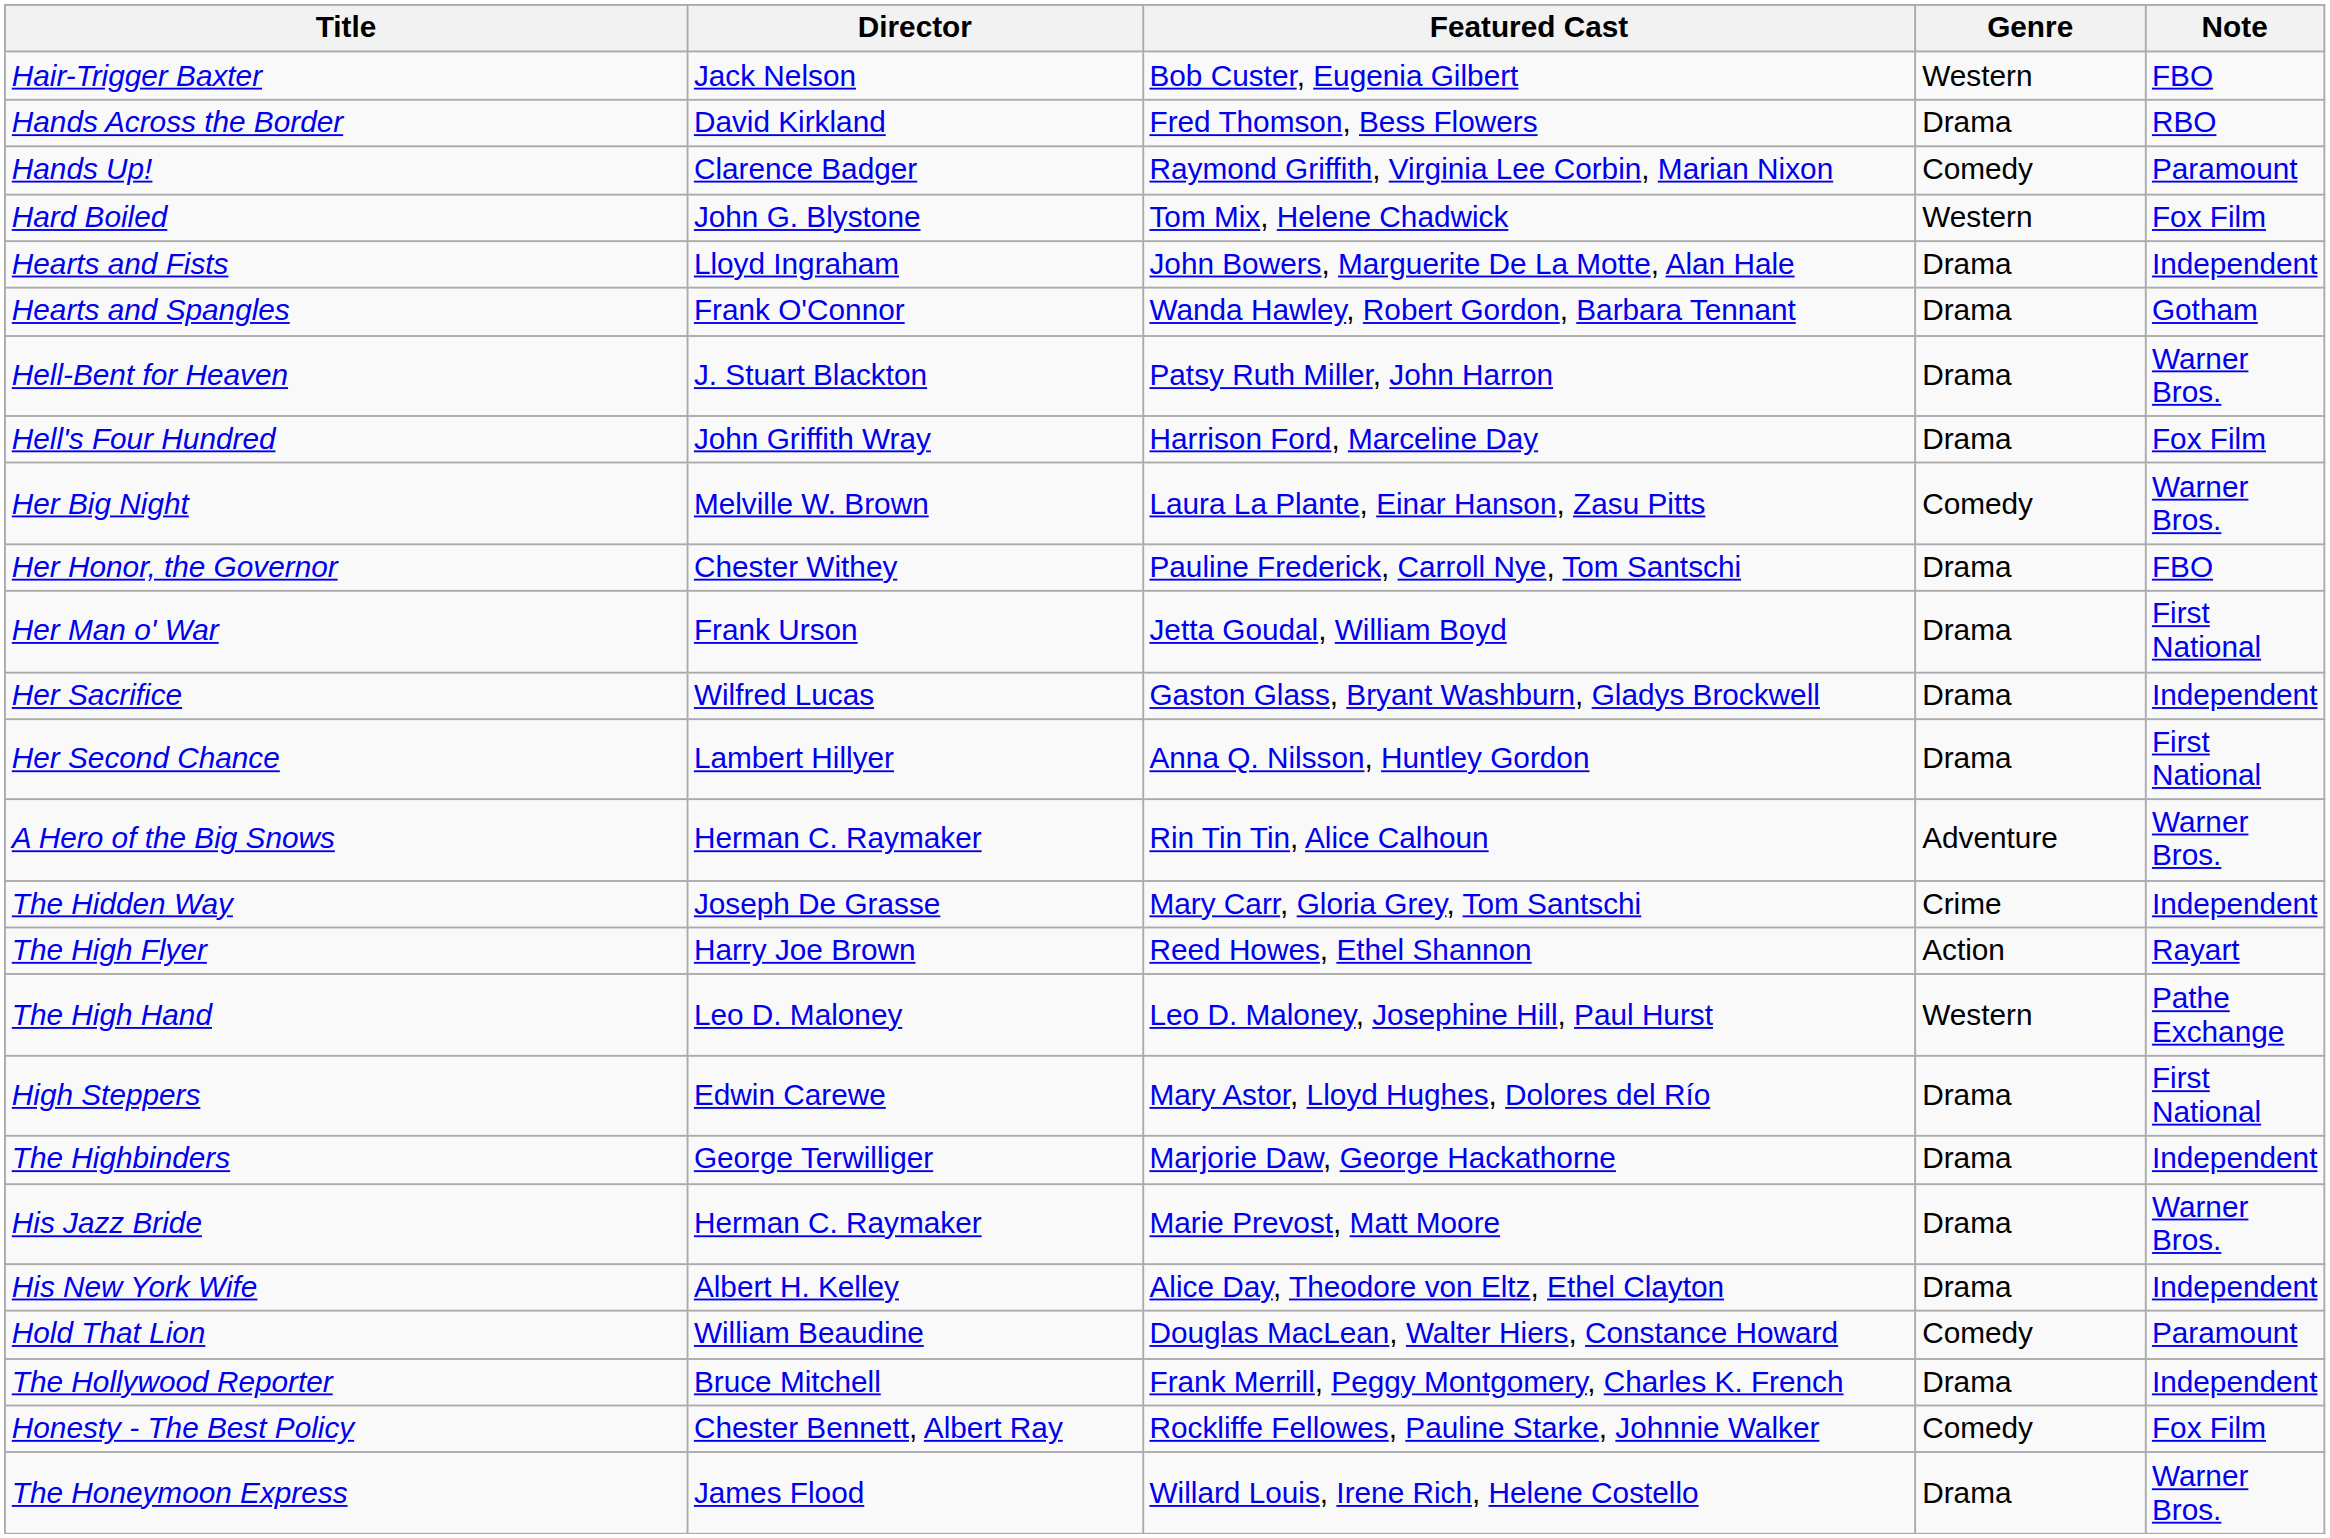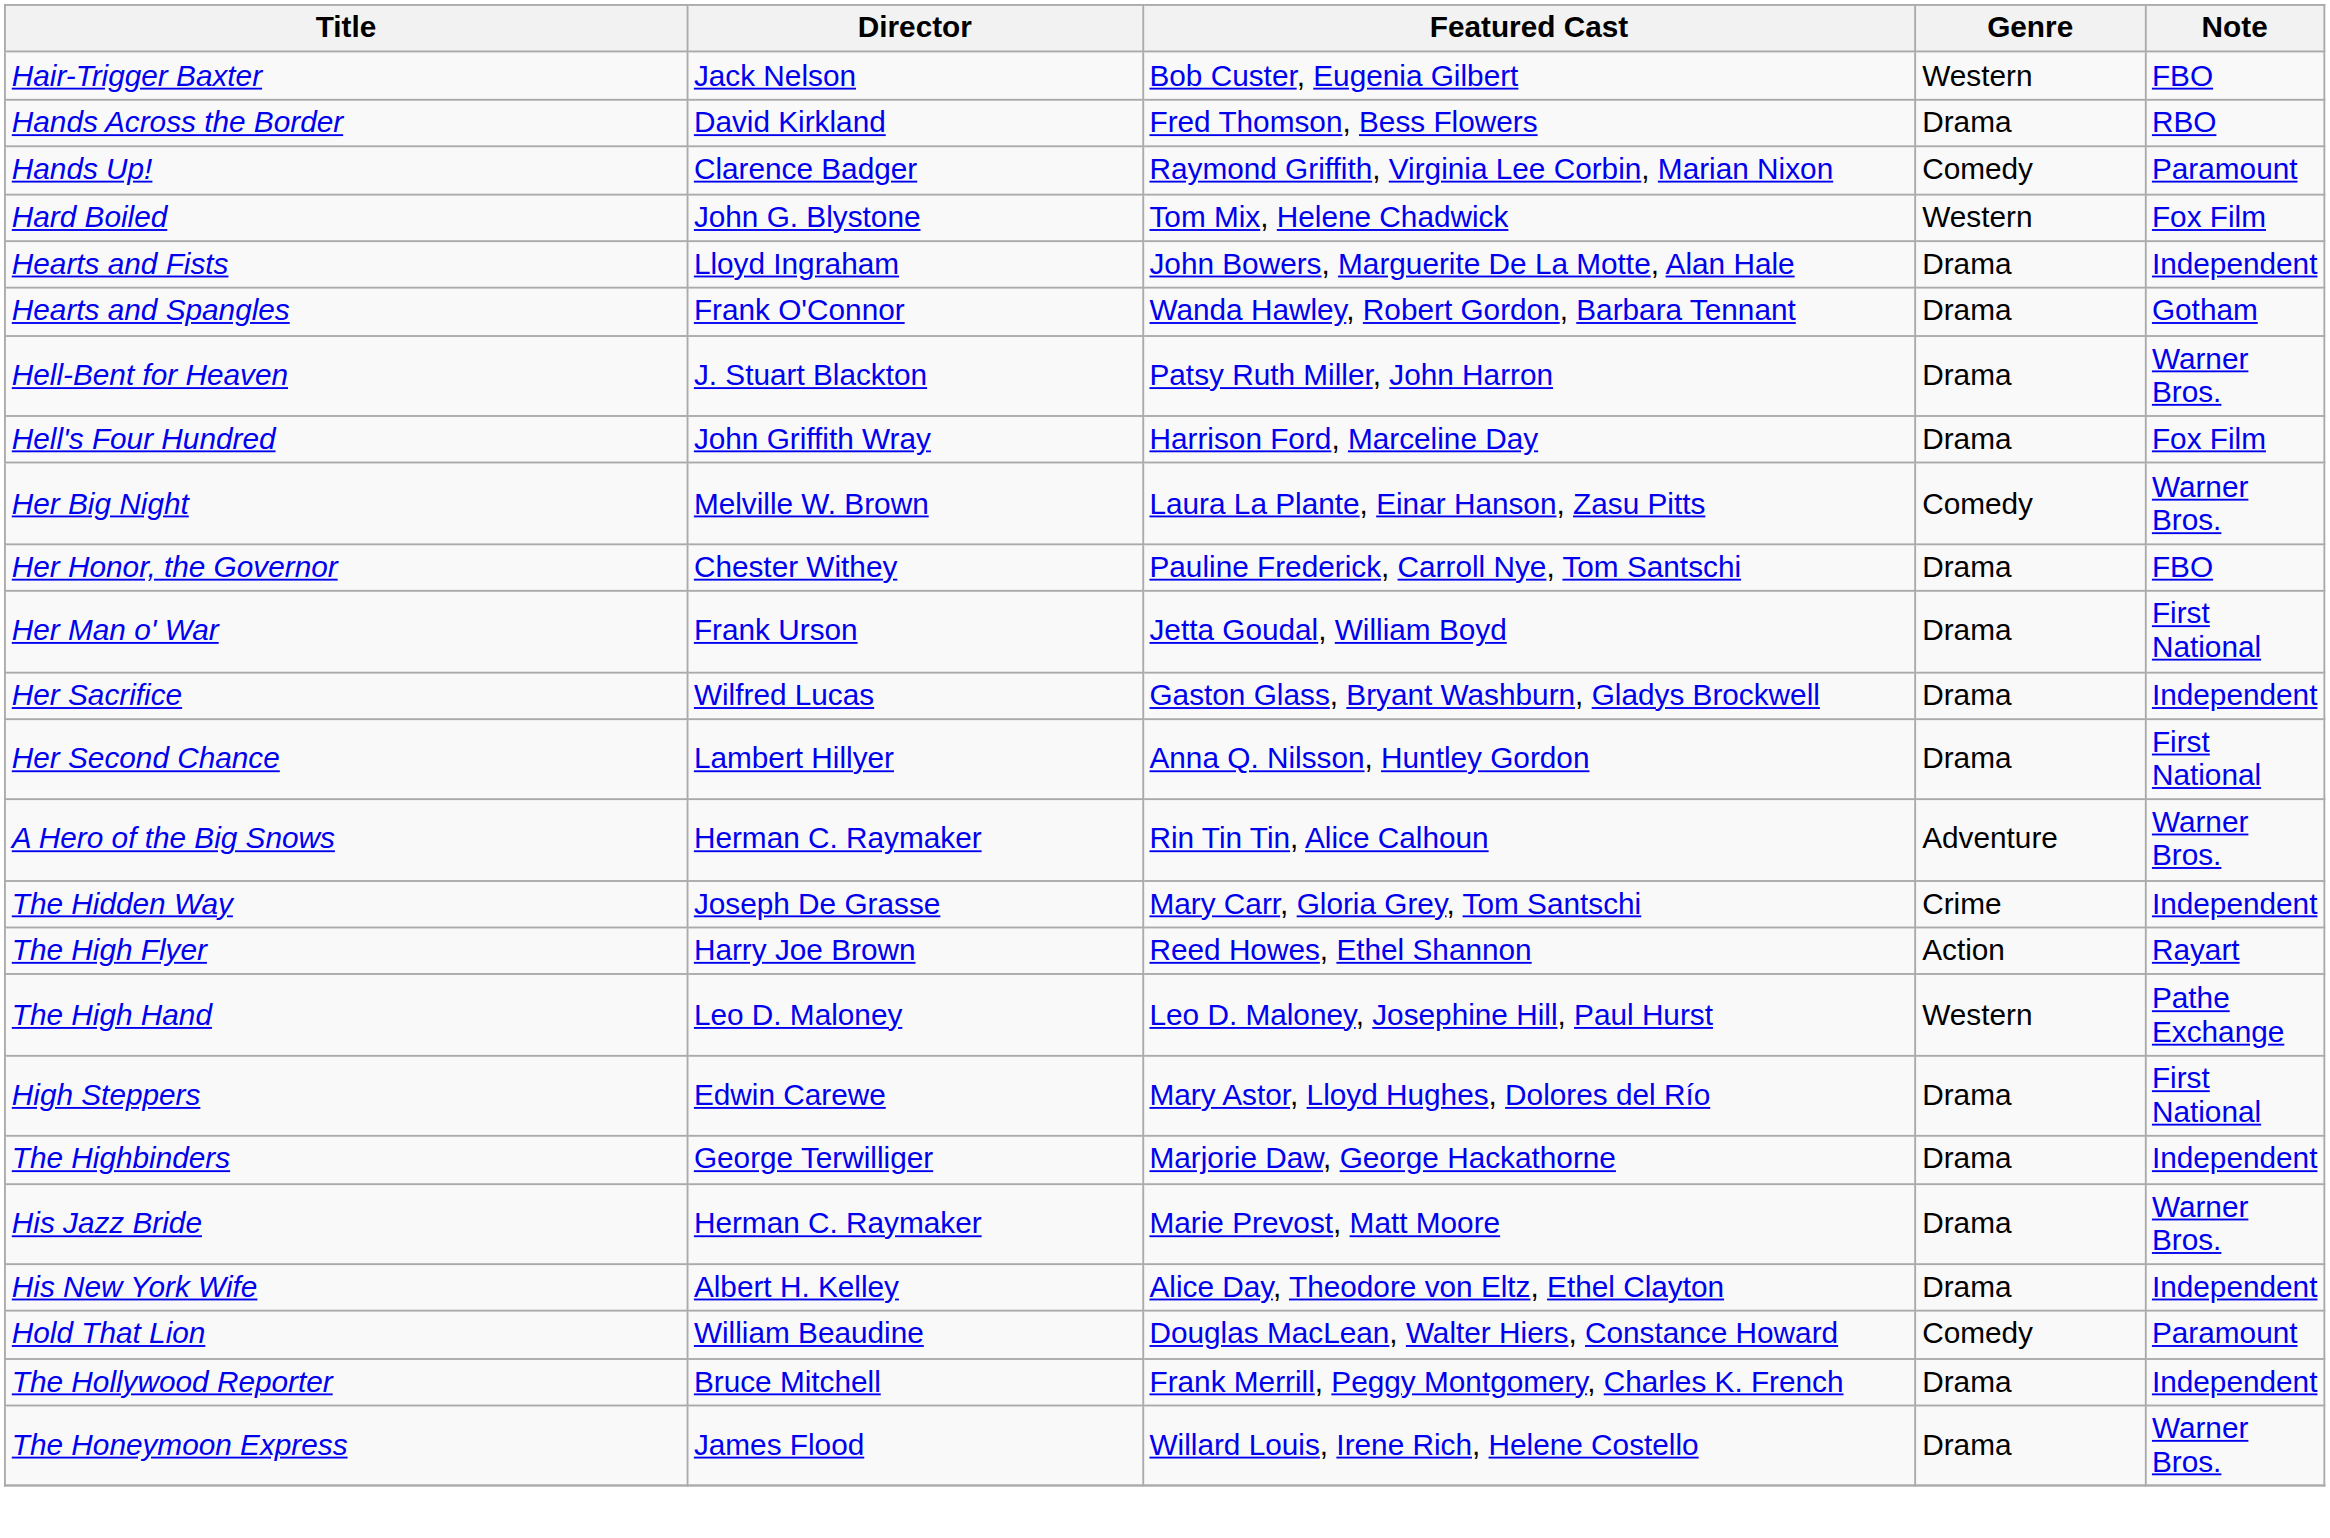- row: (183, 1428)
